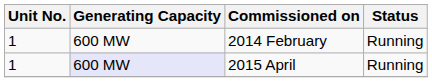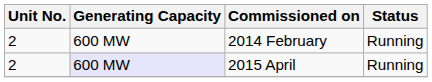(12, 40) 1 -> (12, 40) 2
(12, 64) 1 -> (12, 64) 2
